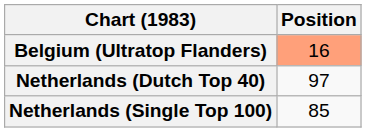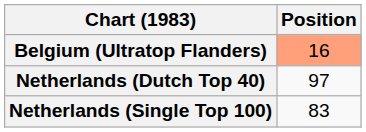(319, 111) 85 -> (319, 111) 83
